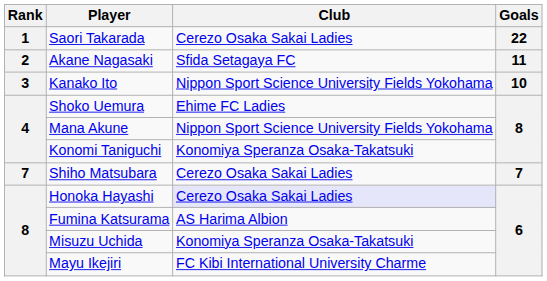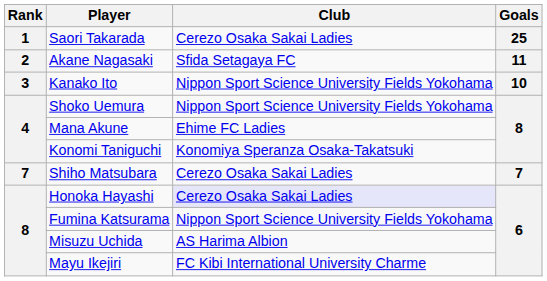(519, 38) 22 -> (519, 38) 25
(231, 106) Ehime FC Ladies -> (334, 106) Nippon Sport Science University Fields Yokohama
(334, 128) Nippon Sport Science University Fields Yokohama -> (231, 128) Ehime FC Ladies
(232, 219) AS Harima Albion -> (334, 219) Nippon Sport Science University Fields Yokohama
(295, 241) Konomiya Speranza Osaka-Takatsuki -> (232, 241) AS Harima Albion
